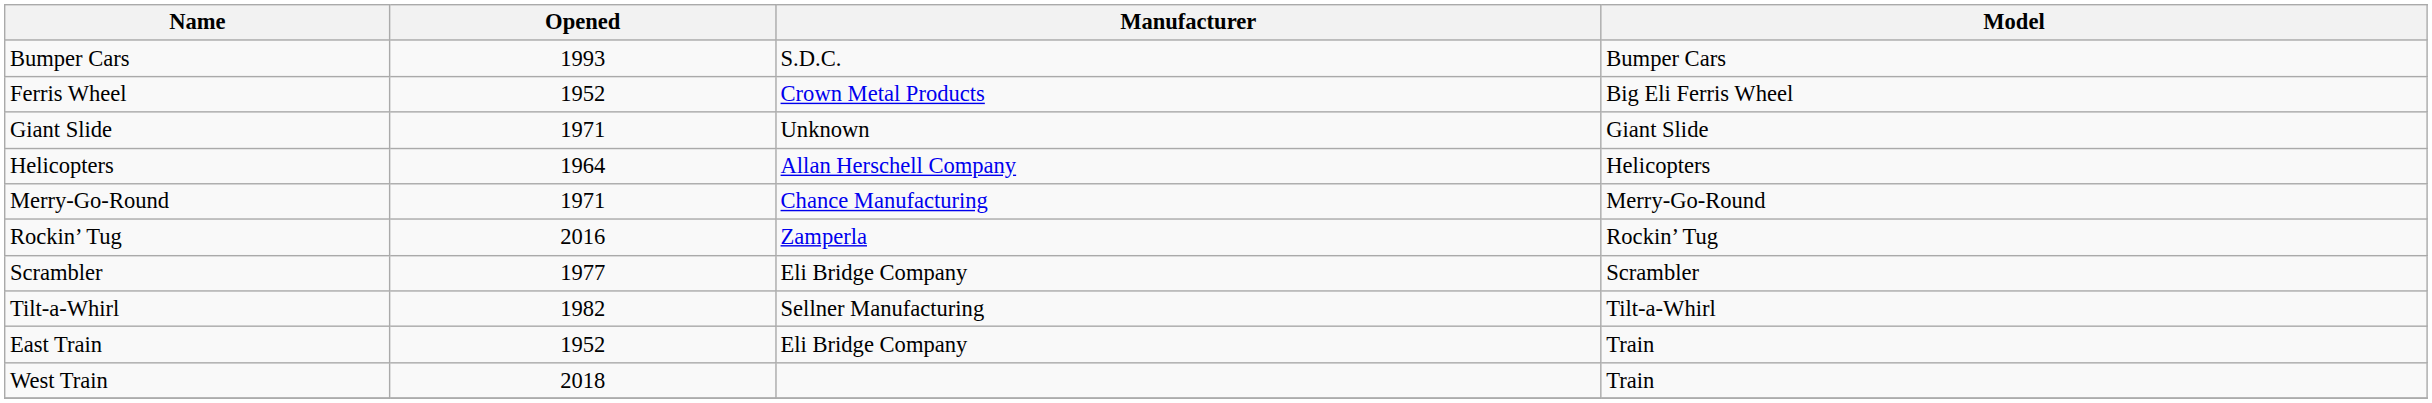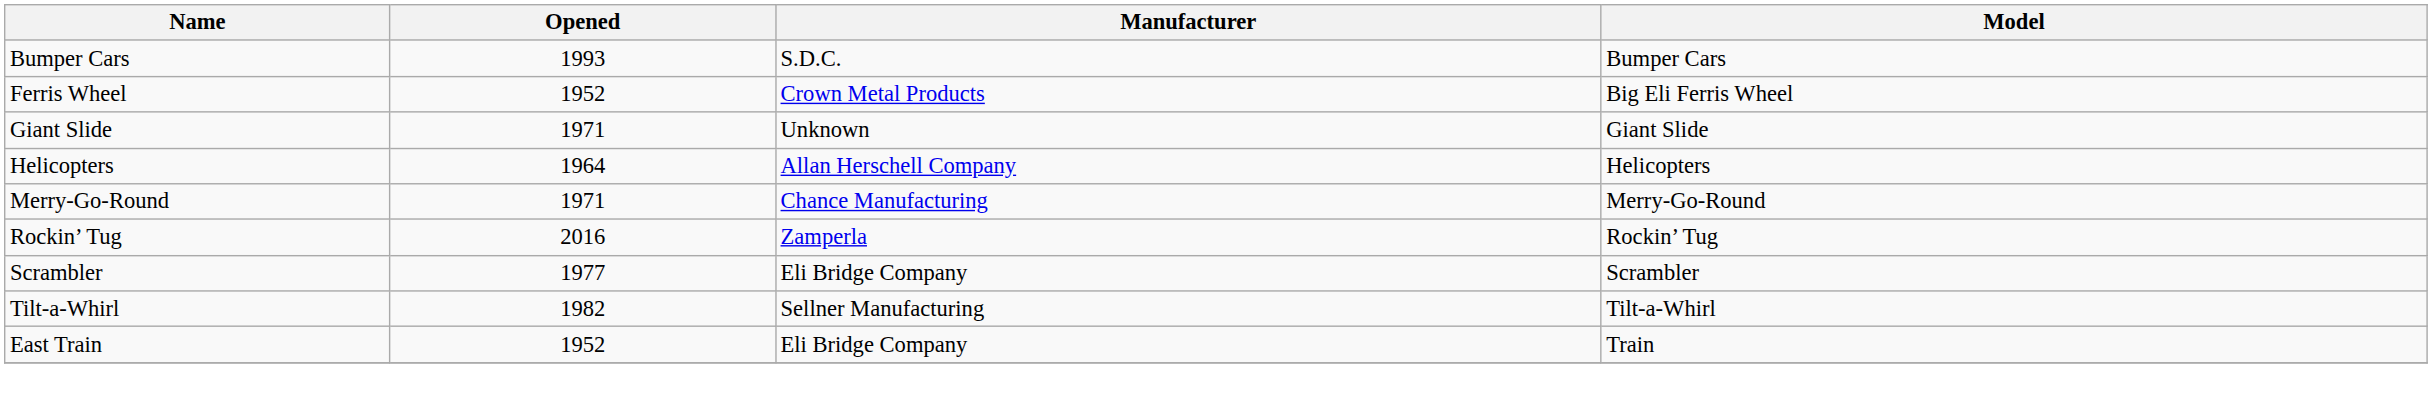- row: (59, 380)
